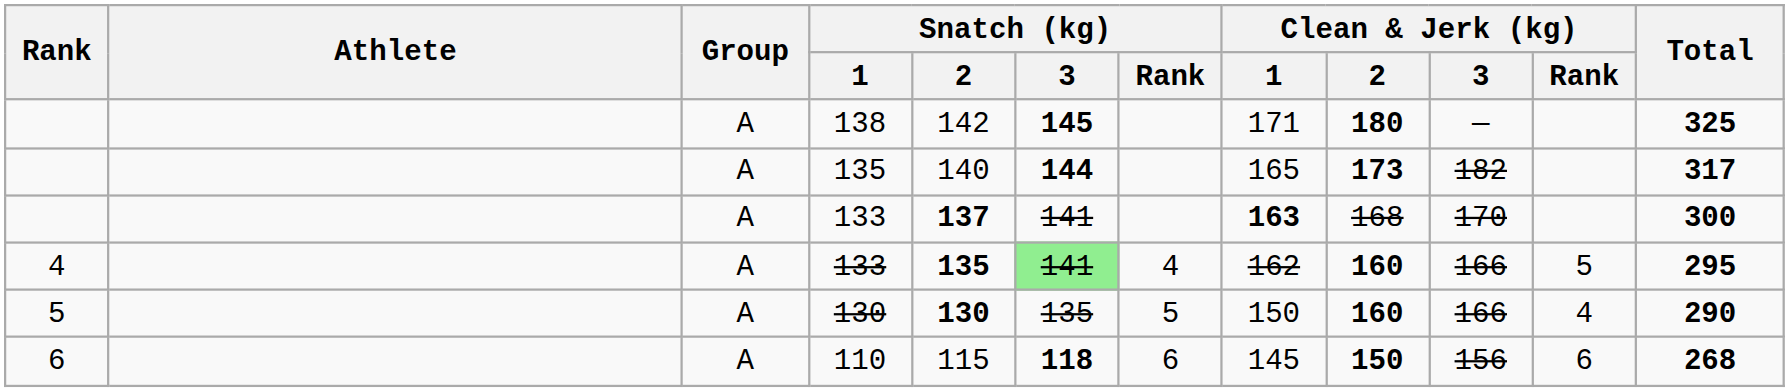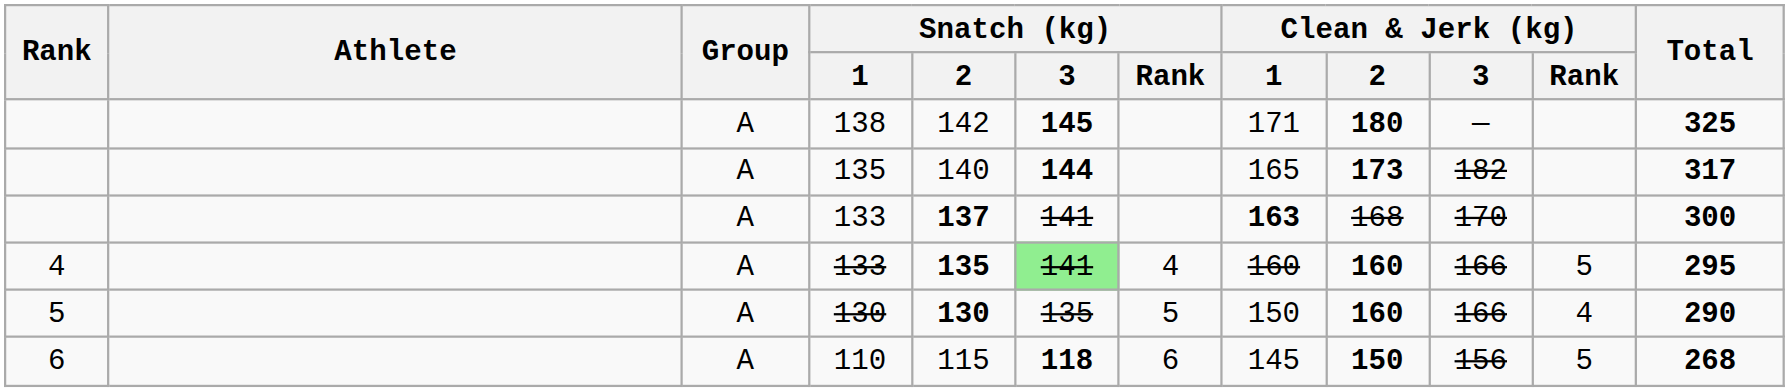(1274, 266) 162 -> (1274, 266) 160
(1584, 361) 6 -> (1584, 361) 5
